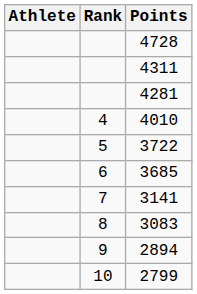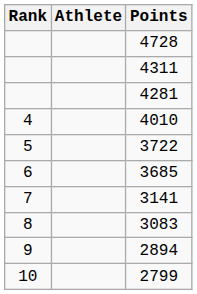columns swapped: (103, 18) <-> (42, 18)
